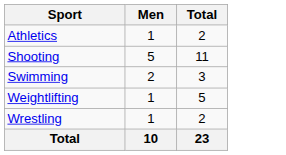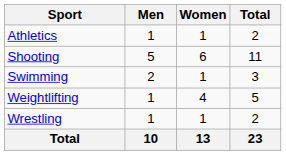+ column: (203, 14)
